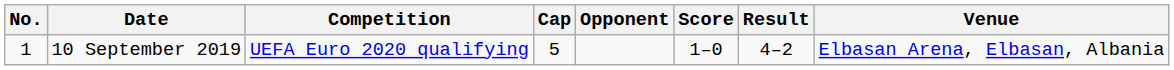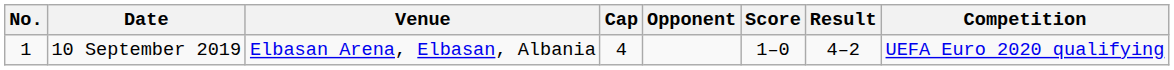columns swapped: (992, 20) <-> (389, 20)
(554, 50) 5 -> (621, 50) 4
